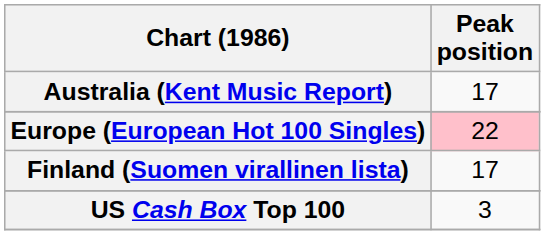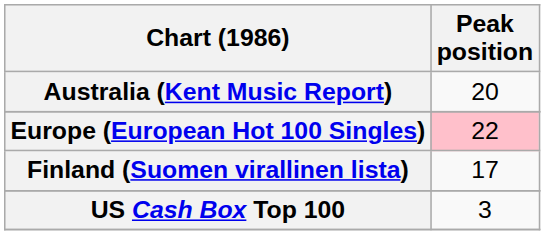(485, 91) 17 -> (485, 91) 20
